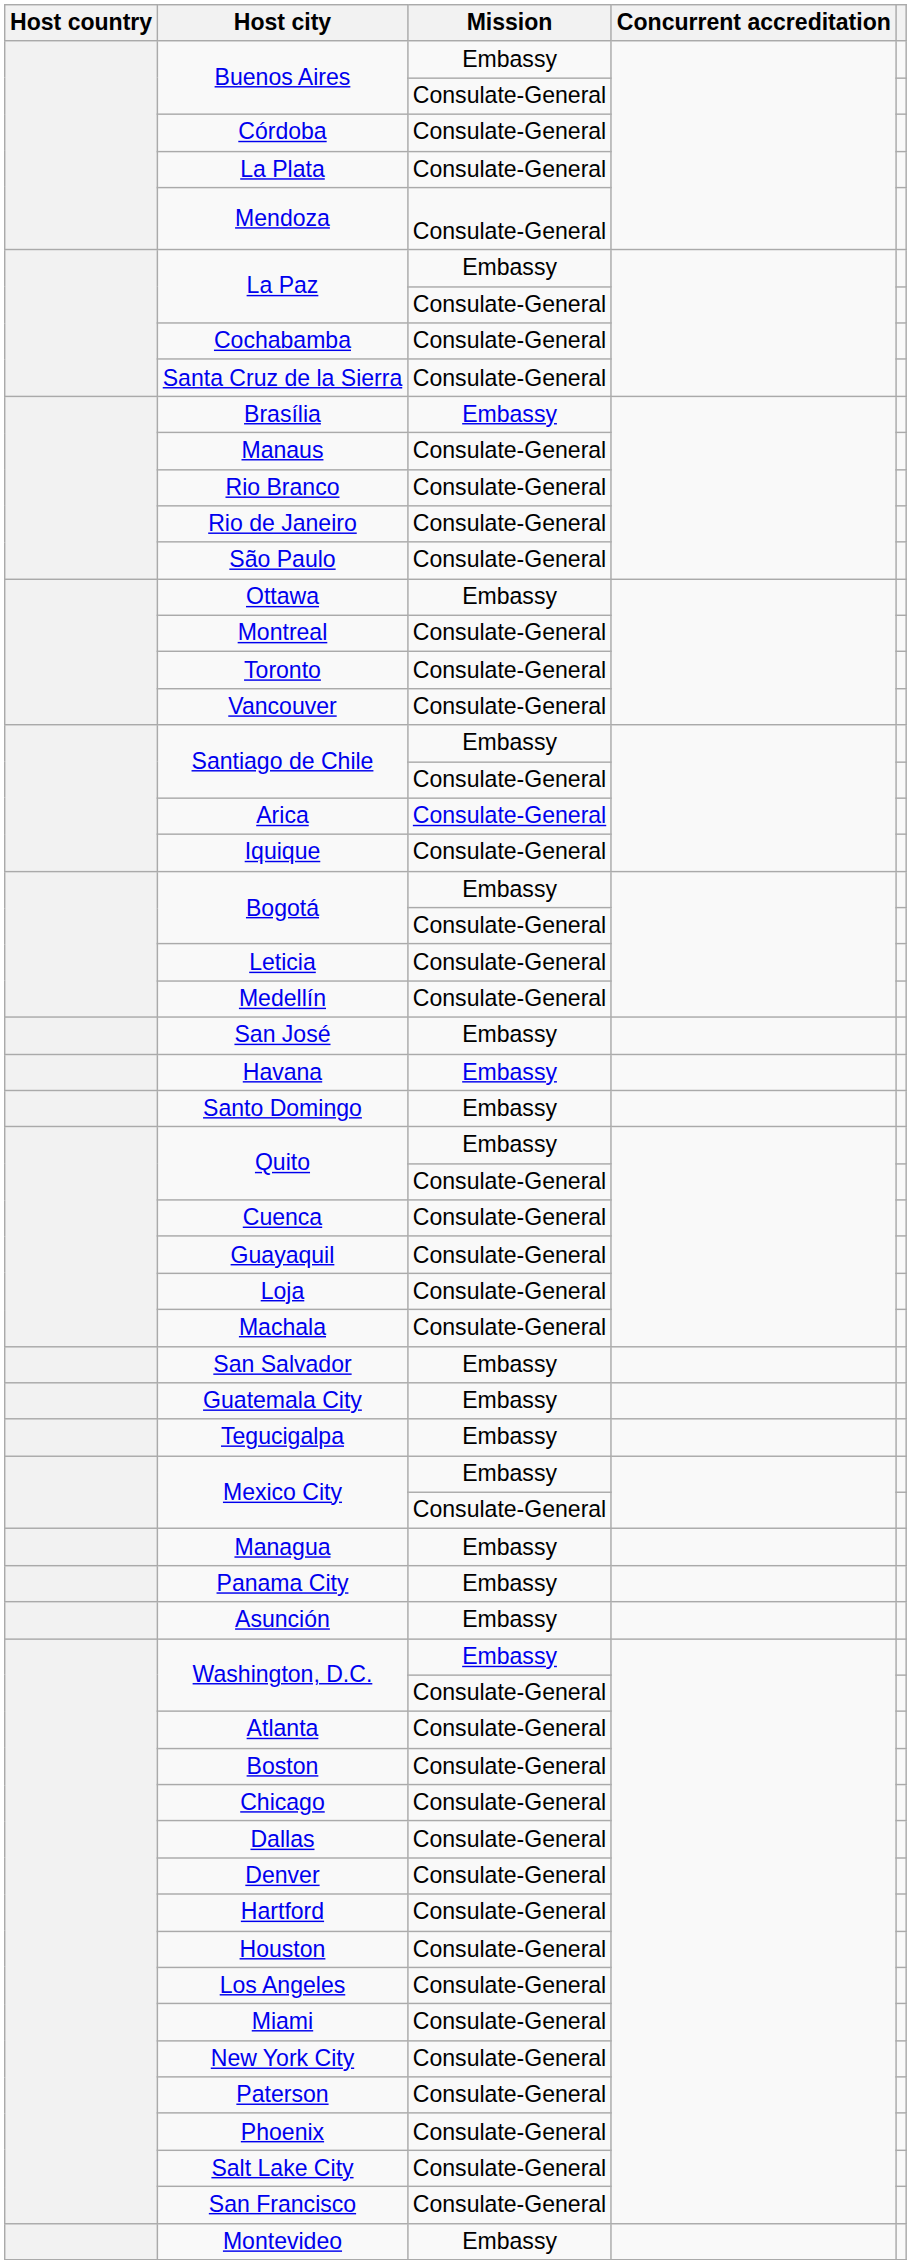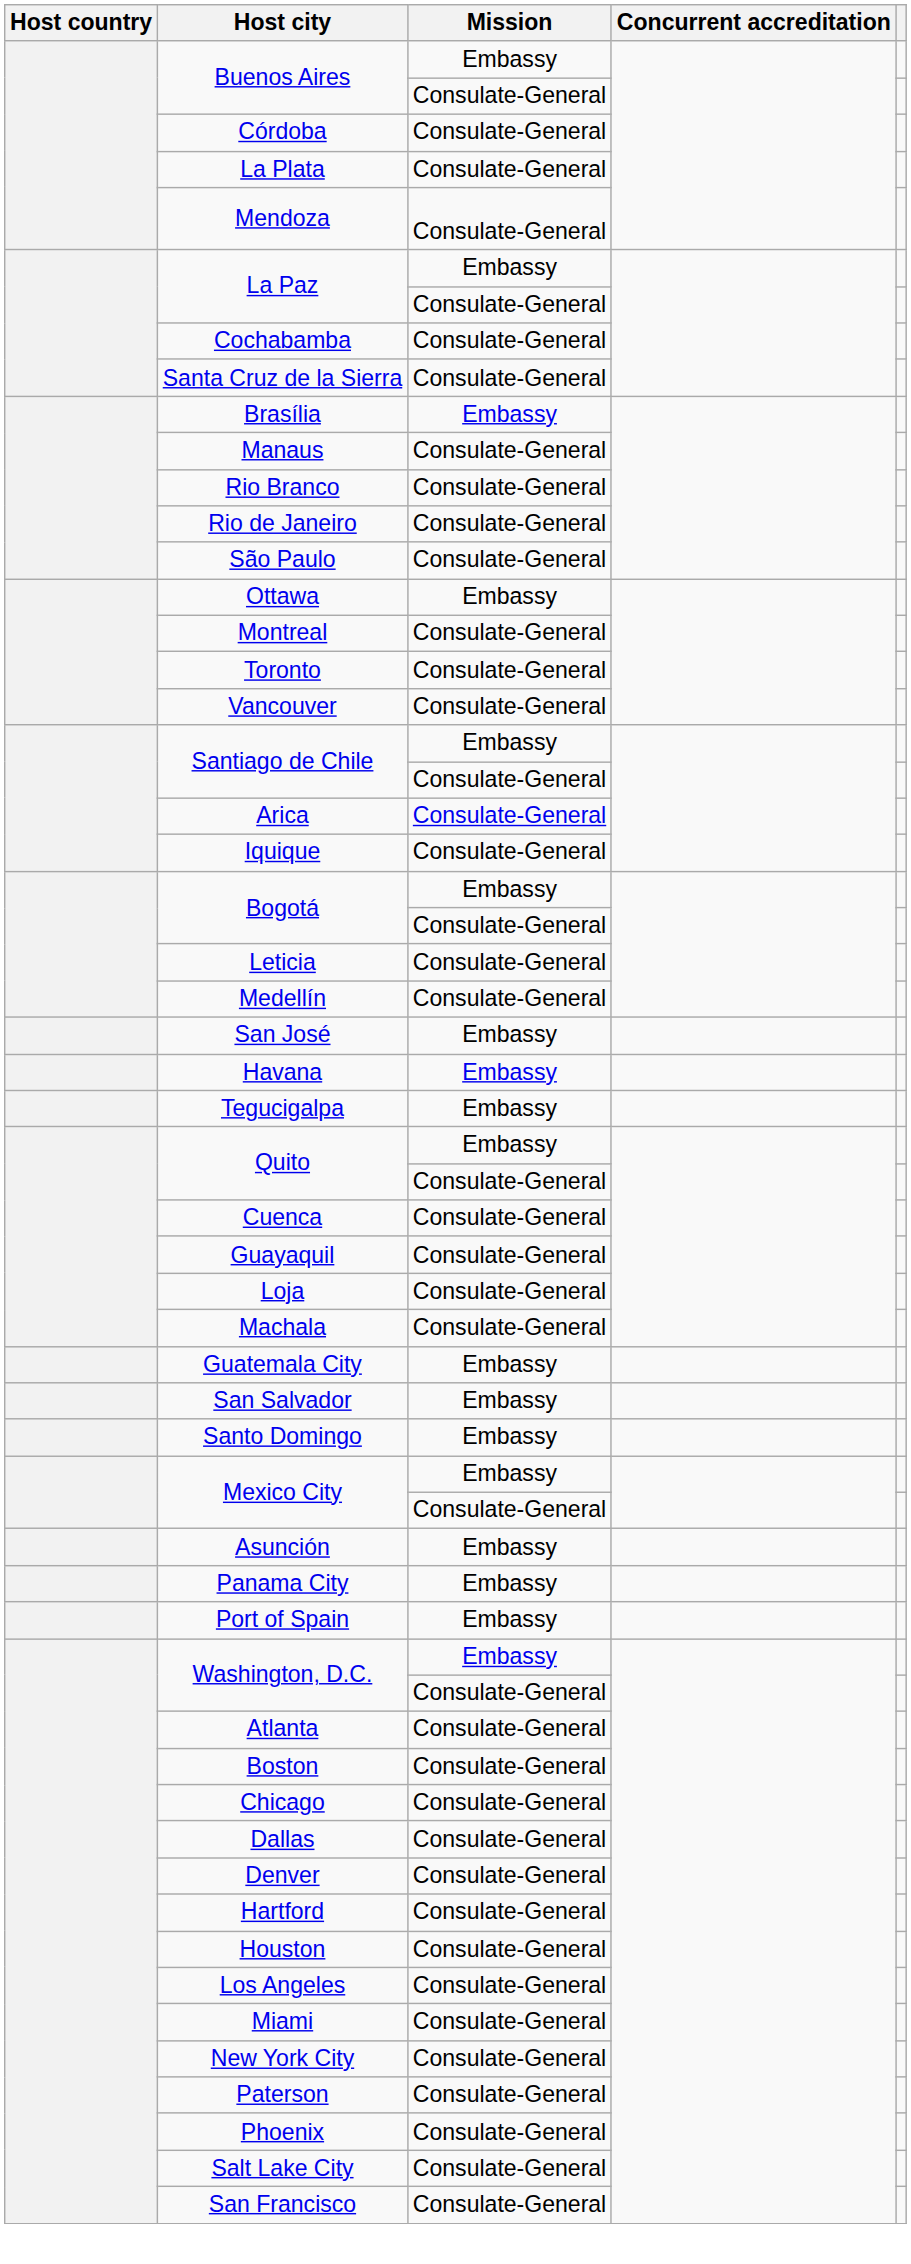rows swapped: (282, 1108) <-> (282, 1437)
rows swapped: (282, 1364) <-> (282, 1400)
- row: (282, 1546)
rows swapped: (282, 1583) <-> (282, 1619)
+ row: (282, 1619)
- row: (282, 2241)
